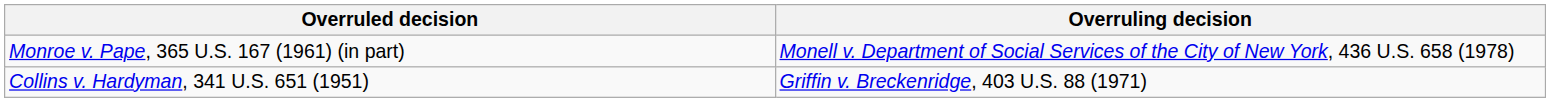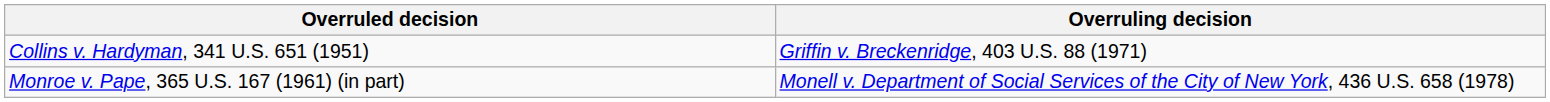rows swapped: (189, 81) <-> (207, 50)
